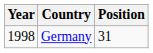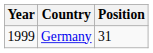(21, 36) 1998 -> (21, 36) 1999
